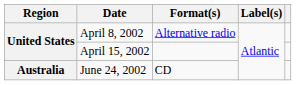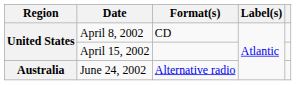(195, 32) Alternative radio -> (163, 32) CD
(163, 70) CD -> (195, 70) Alternative radio
